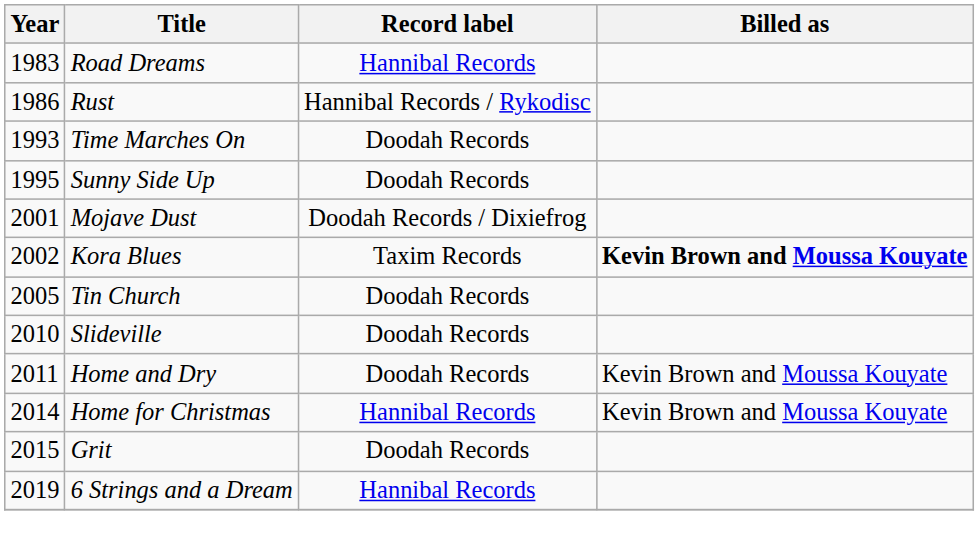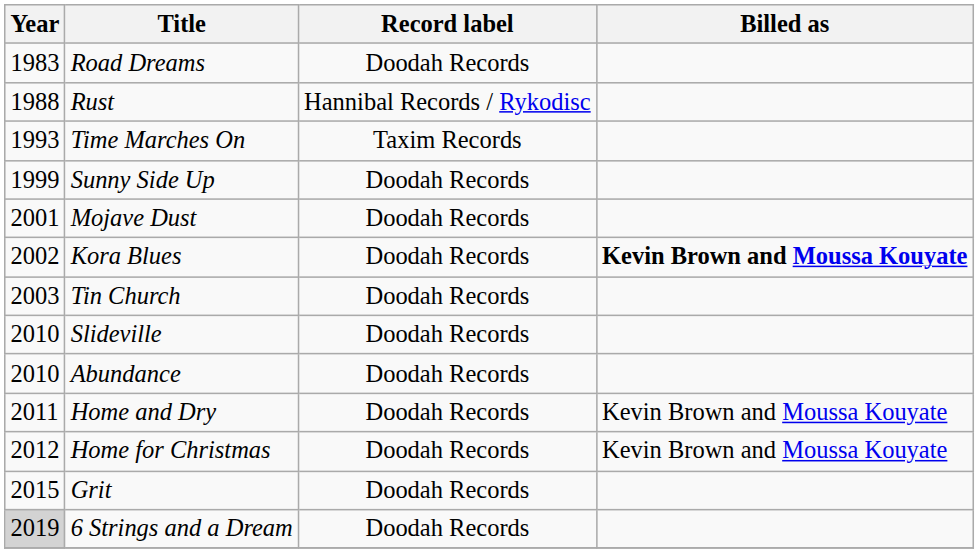(447, 62) Hannibal Records -> (447, 62) Doodah Records
(35, 101) 1986 -> (35, 101) 1988
(447, 140) Doodah Records -> (447, 140) Taxim Records
(35, 179) 1995 -> (35, 179) 1999
(447, 218) Doodah Records / Dixiefrog -> (447, 218) Doodah Records
(447, 256) Taxim Records -> (447, 256) Doodah Records
(35, 295) 2005 -> (35, 295) 2003
+ row: (126, 373)
(35, 412) 2014 -> (35, 450) 2012
(447, 412) Hannibal Records -> (447, 450) Doodah Records
(35, 489) no background -> (35, 528) lightgrey background
(447, 489) Hannibal Records -> (447, 528) Doodah Records
